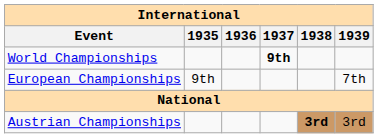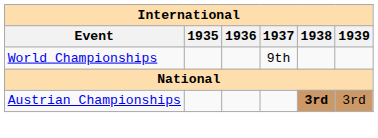(279, 58) bold -> (279, 58) normal
- row: (94, 79)
